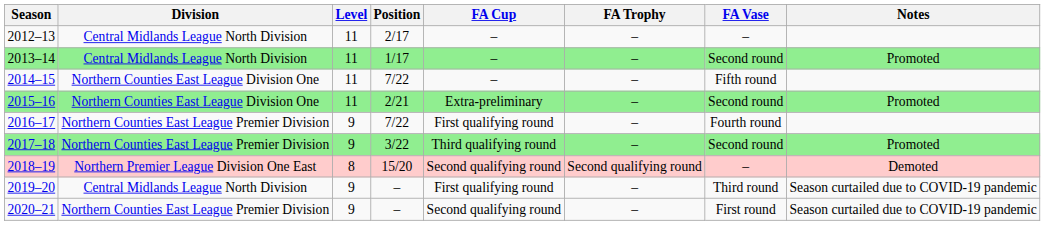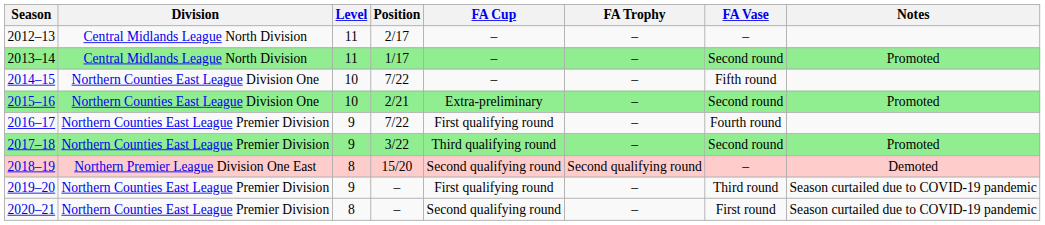(351, 79) 11 -> (351, 79) 10
(351, 101) 11 -> (351, 101) 10
(195, 187) Central Midlands League North Division -> (195, 187) Northern Counties East League Premier Division
(351, 209) 9 -> (351, 209) 8
